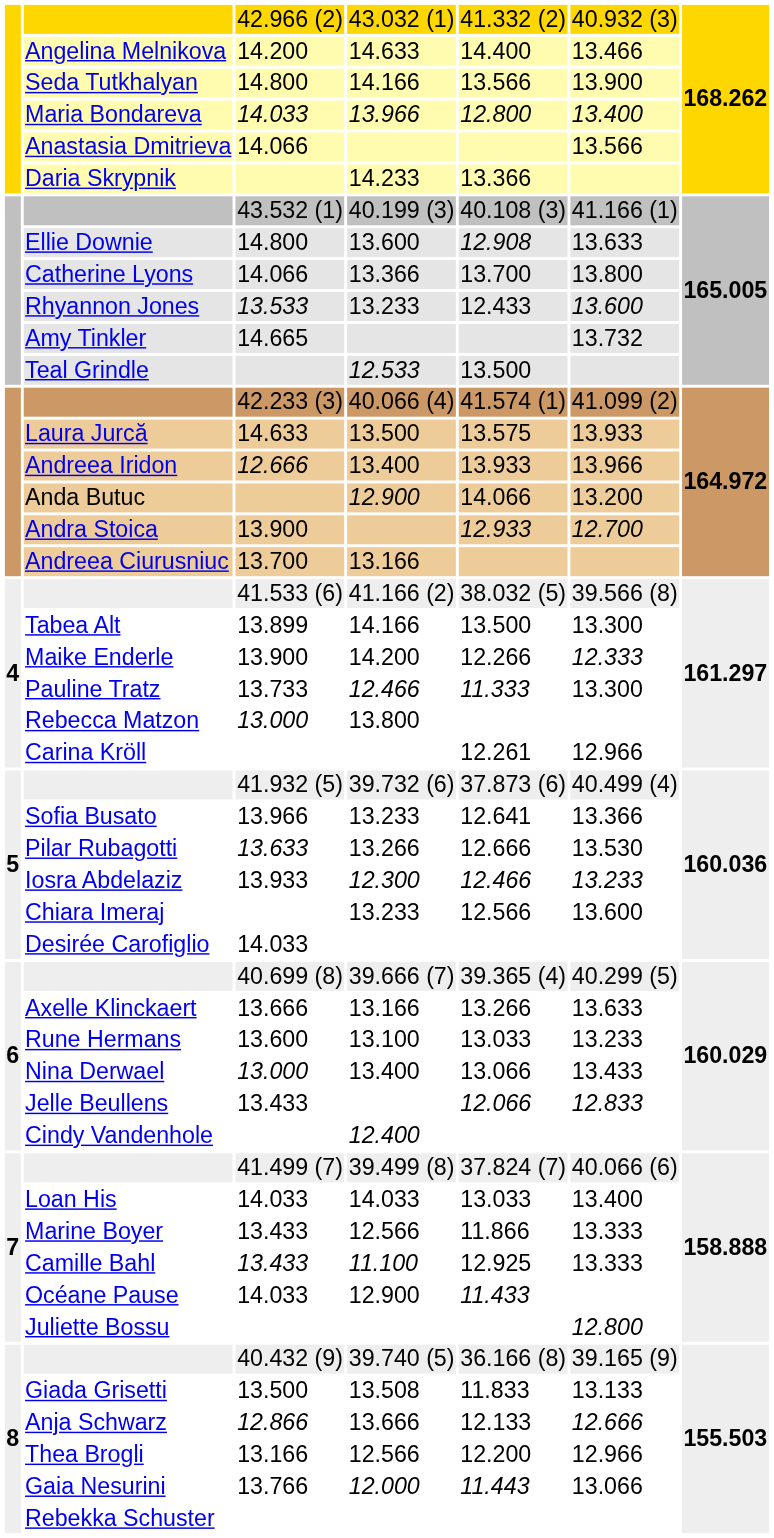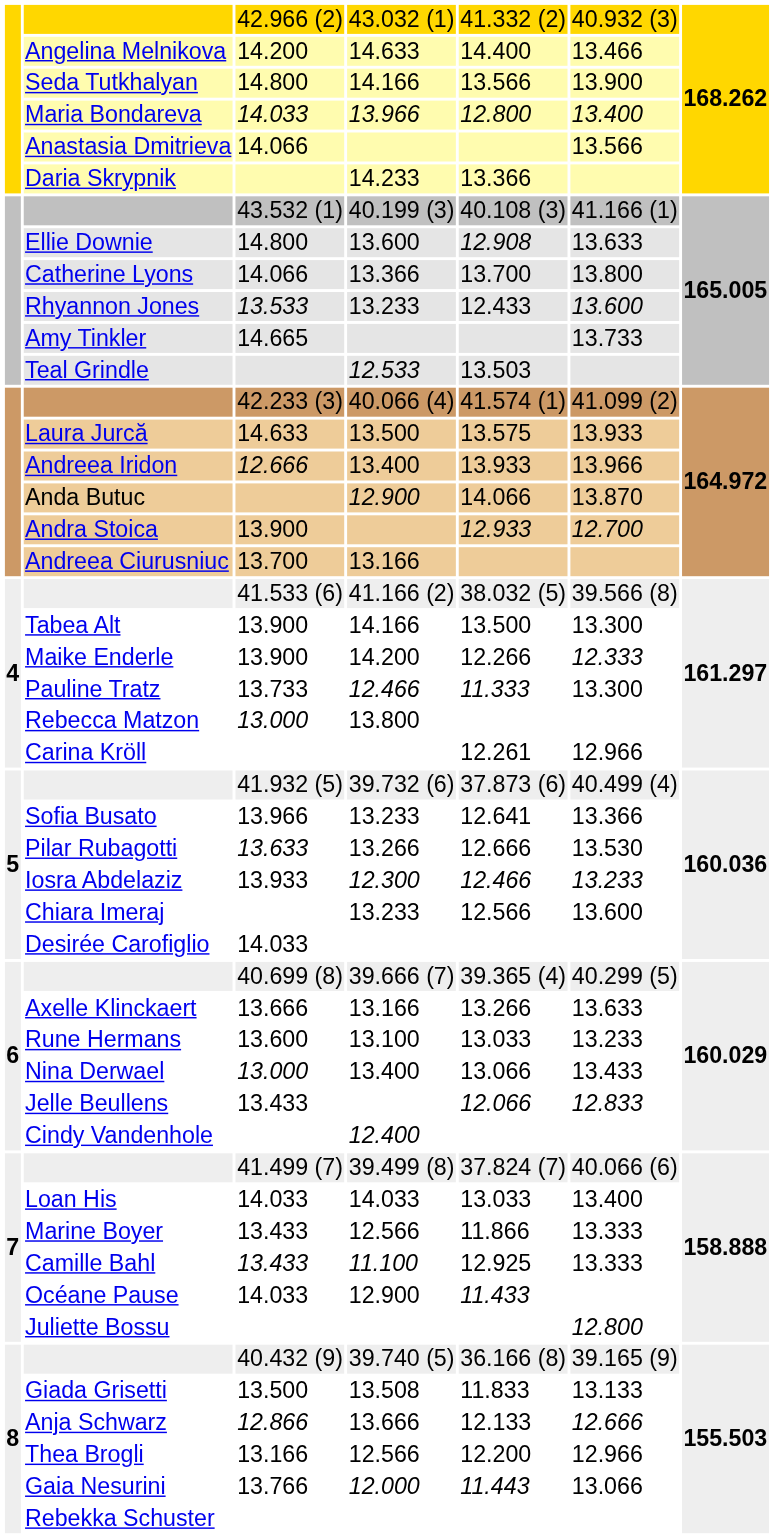(607, 338) 13.732 -> (607, 338) 13.733
(496, 370) 13.500 -> (496, 370) 13.503
(607, 497) 13.200 -> (607, 497) 13.870
(273, 625) 13.899 -> (273, 625) 13.900
